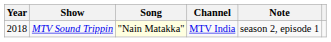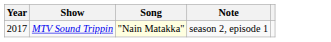- column: (212, 12)
(17, 28) 2018 -> (17, 28) 2017
